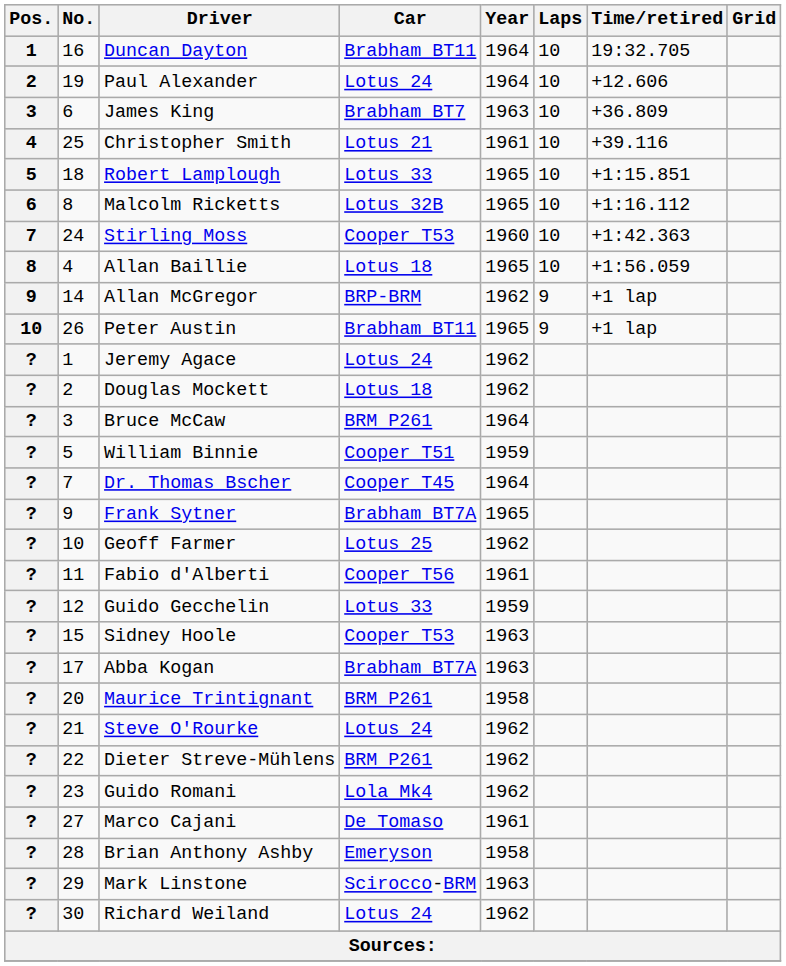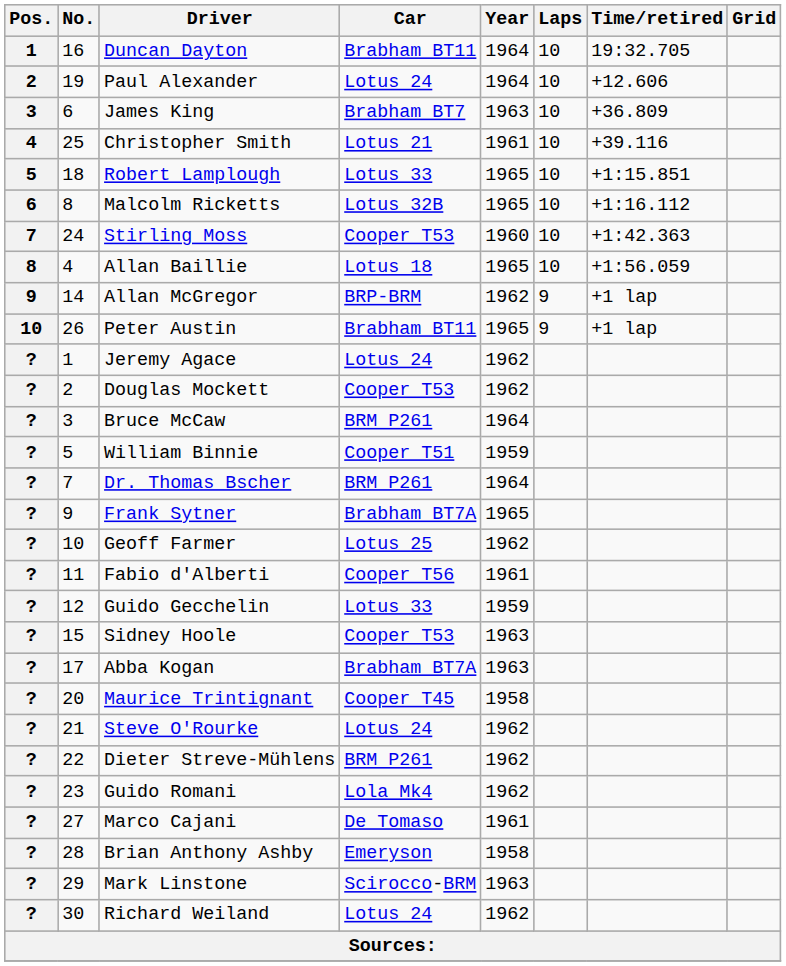(388, 390) Lotus 18 -> (399, 390) Cooper T53
(399, 483) Cooper T45 -> (388, 483) BRM P261
(388, 699) BRM P261 -> (399, 699) Cooper T45
